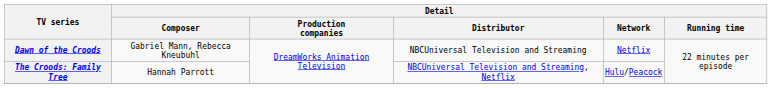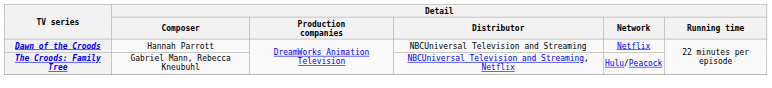(181, 50) Gabriel Mann, Rebecca Kneubuhl -> (181, 46) Hannah Parrott
(181, 72) Hannah Parrott -> (181, 63) Gabriel Mann, Rebecca Kneubuhl
